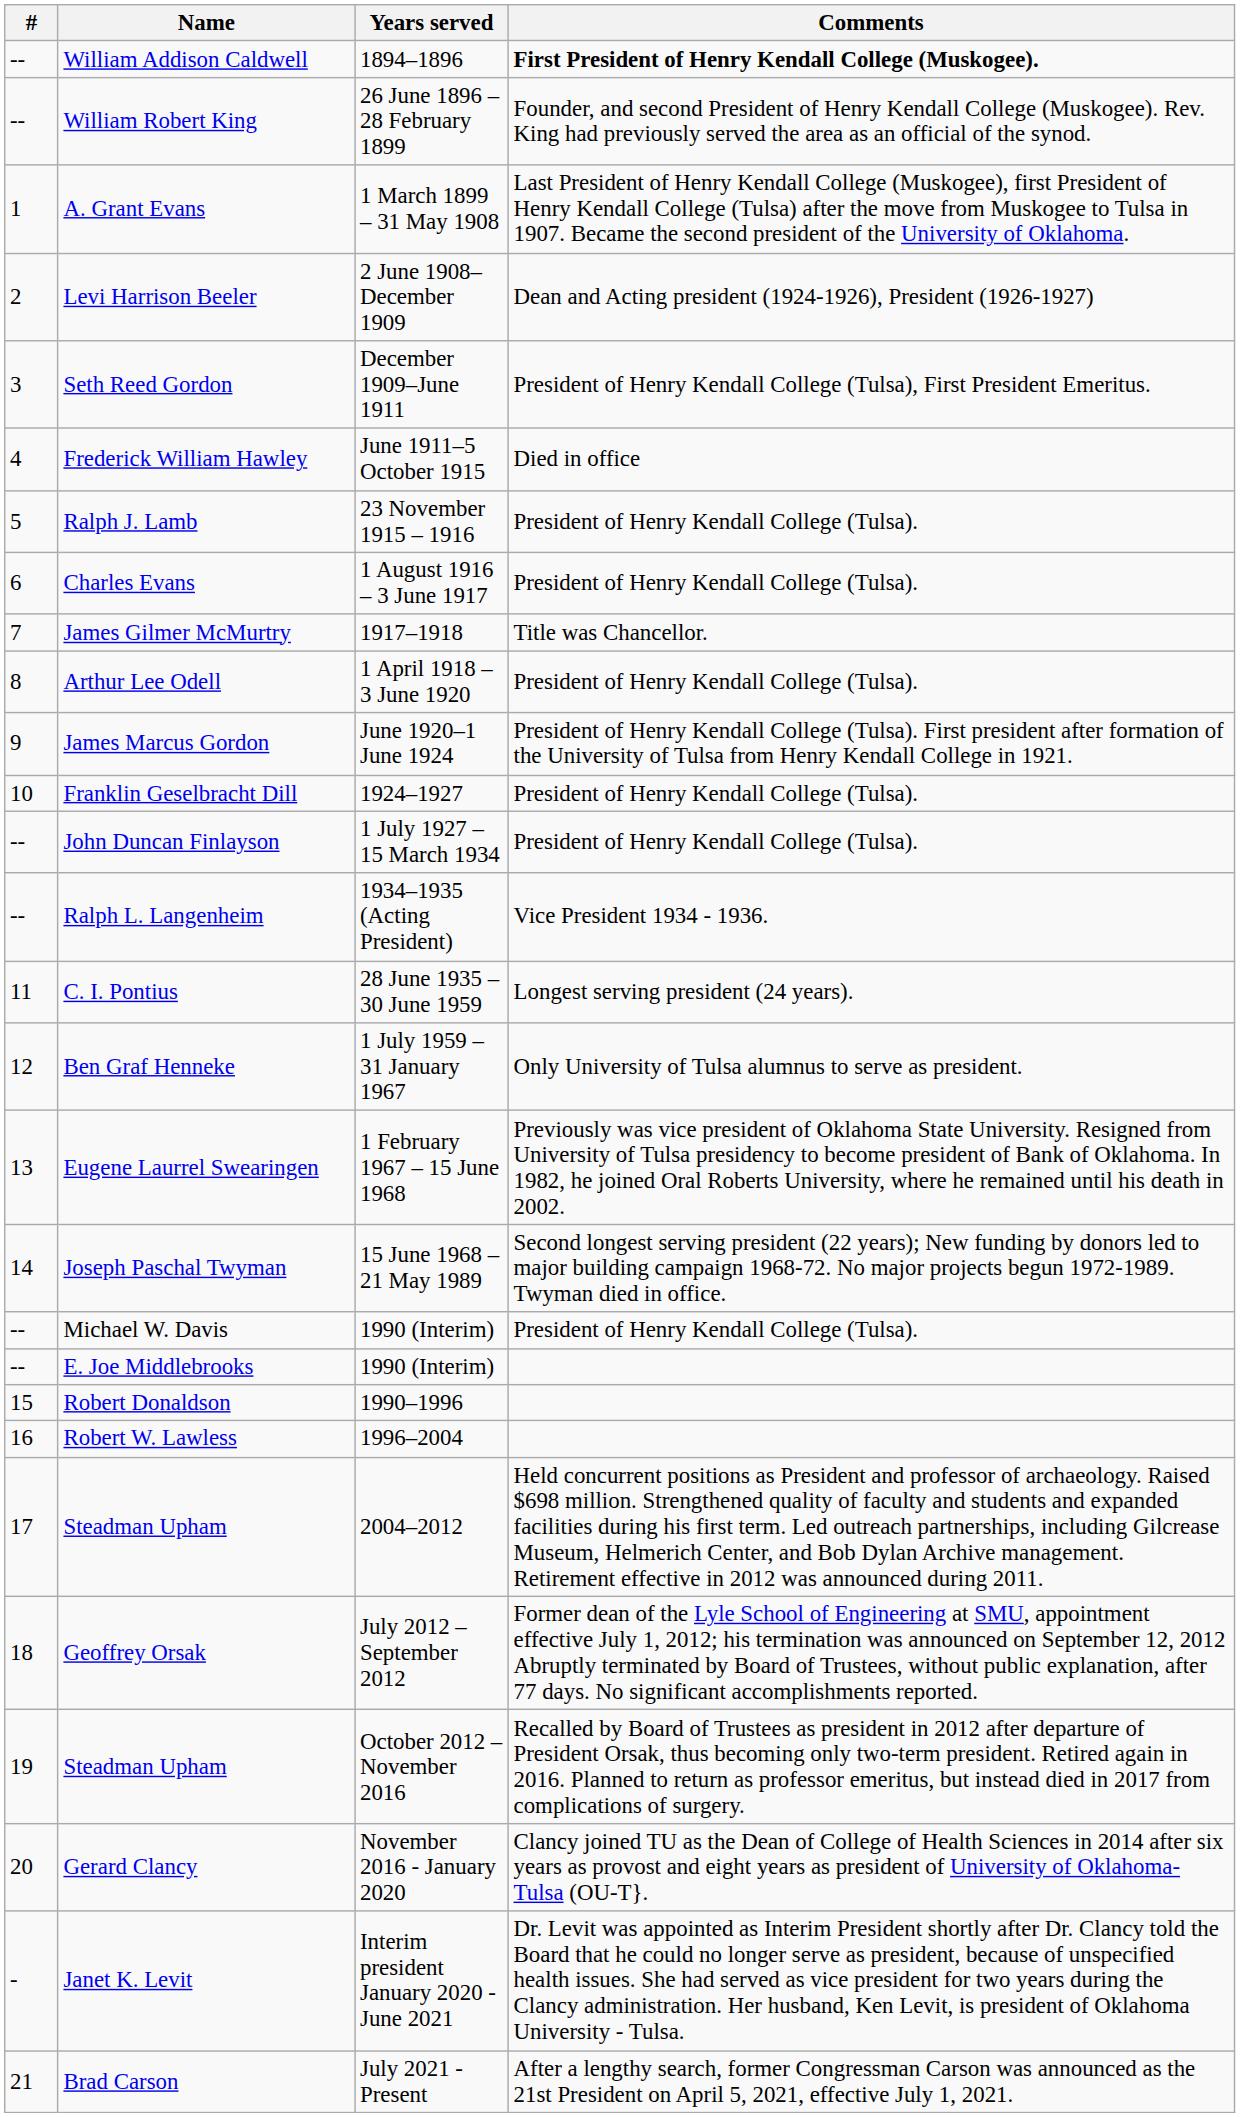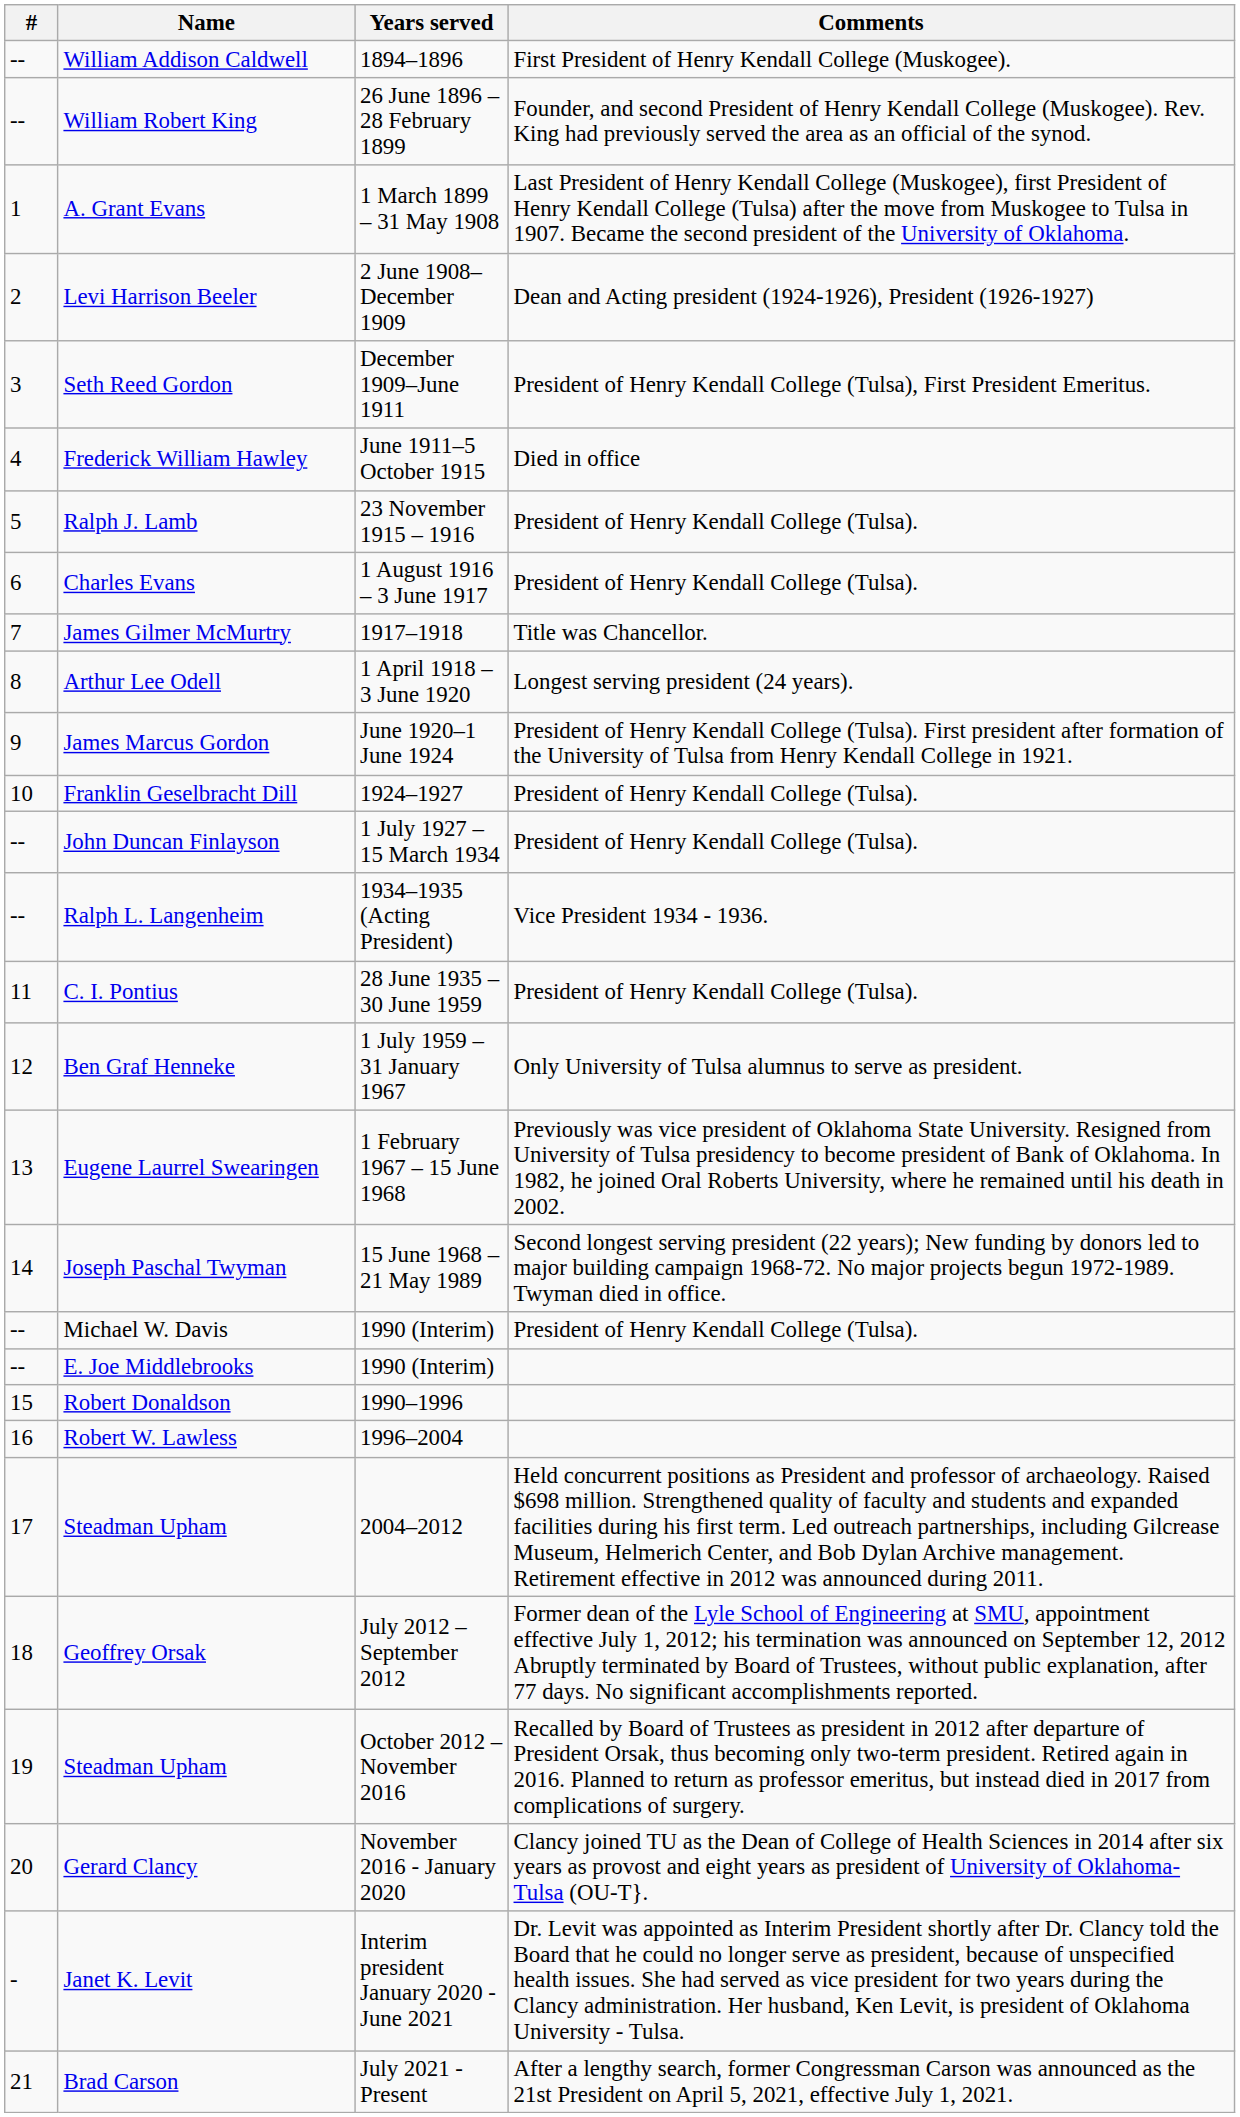(776, 58) bold -> (762, 58) normal
(716, 681) President of Henry Kendall College (Tulsa). -> (683, 681) Longest serving president (24 years).
(683, 991) Longest serving president (24 years). -> (716, 991) President of Henry Kendall College (Tulsa).
